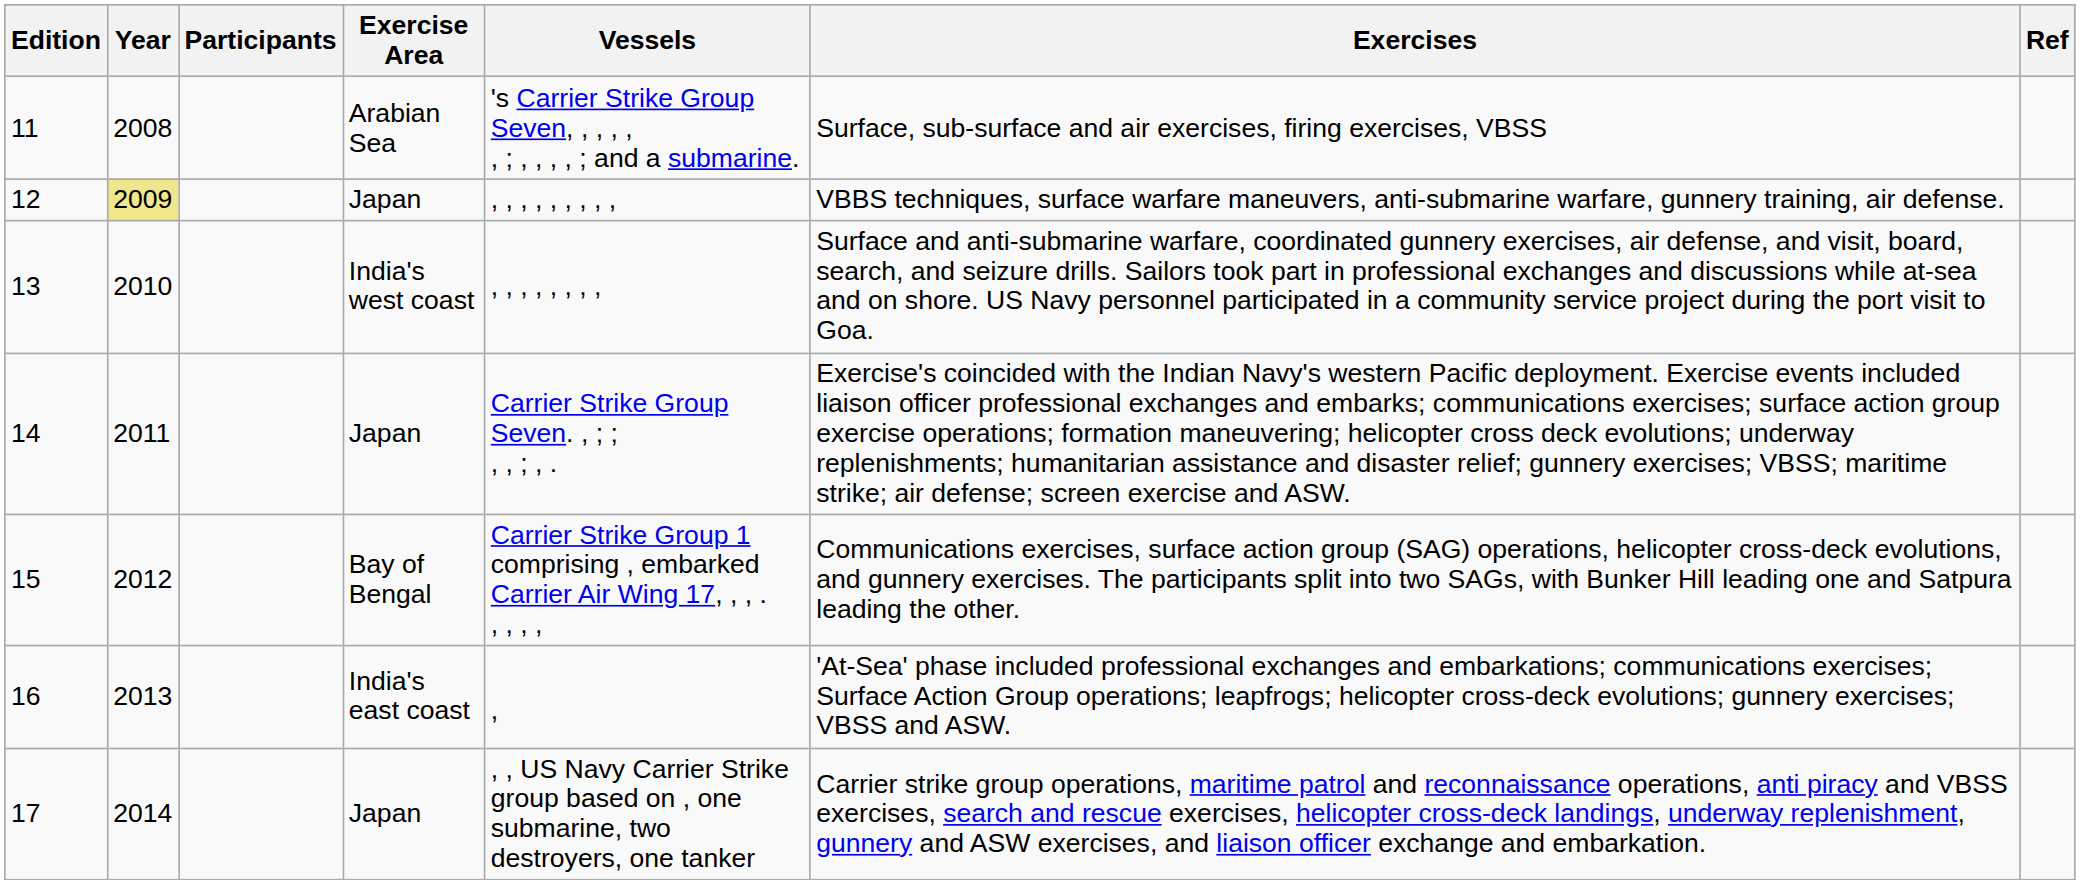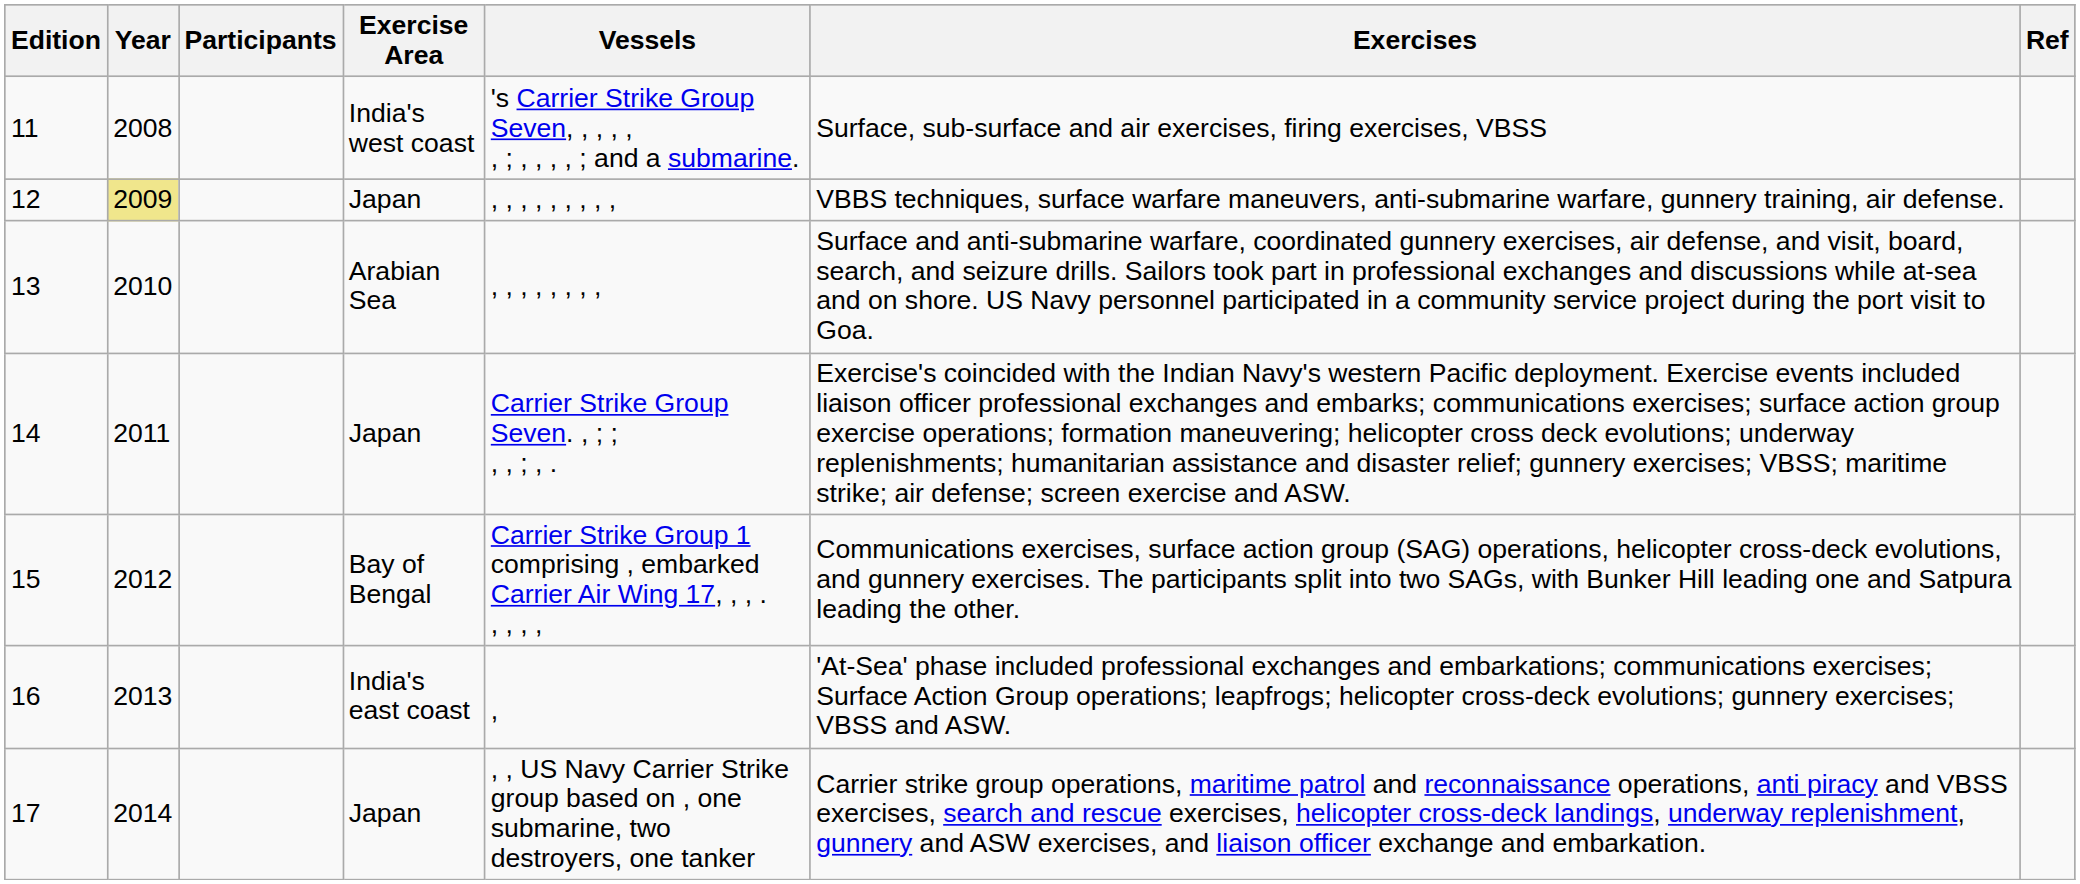(395, 127) Arabian Sea -> (412, 127) India's west coast
(412, 286) India's west coast -> (395, 286) Arabian Sea
